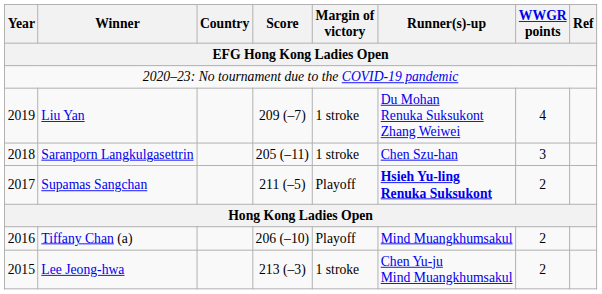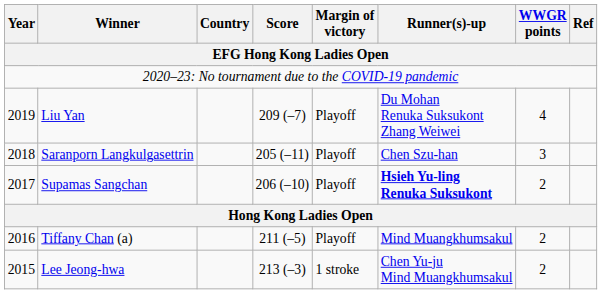(337, 116) 1 stroke -> (336, 116) Playoff
(337, 154) 1 stroke -> (336, 154) Playoff
(282, 185) 211 (–5) -> (282, 185) 206 (–10)
(282, 238) 206 (–10) -> (282, 238) 211 (–5)
